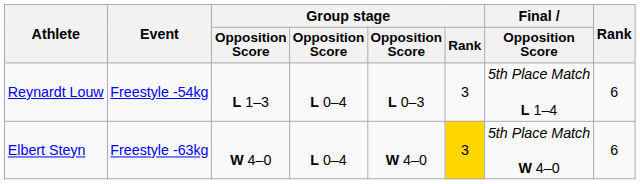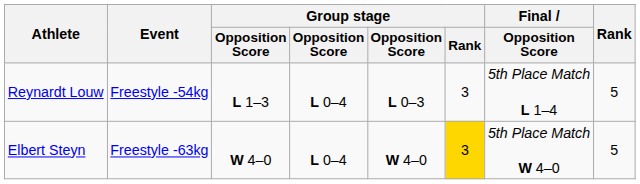(614, 92) 6 -> (614, 92) 5
(614, 150) 6 -> (614, 150) 5
